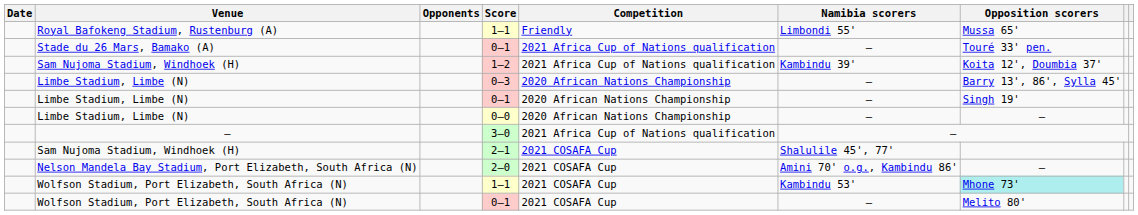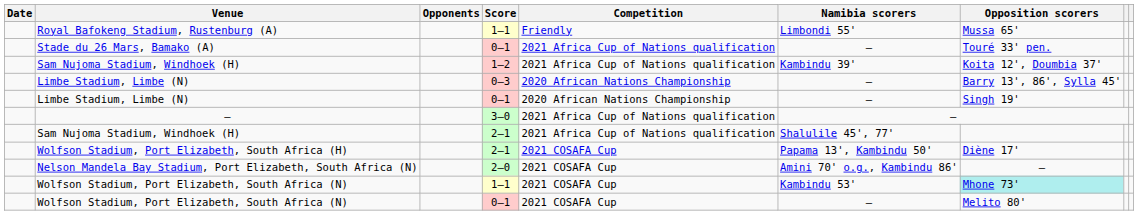- row: (113, 116)
(569, 150) 2021 COSAFA Cup -> (648, 133) 2021 Africa Cup of Nations qualification
+ row: (193, 150)
